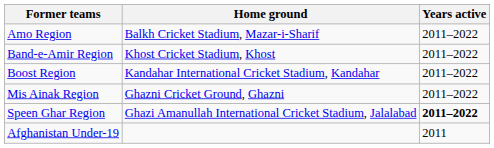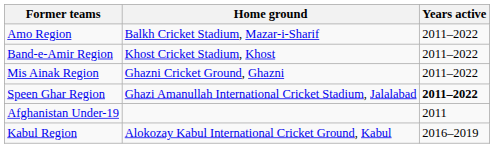- row: (41, 73)
+ row: (42, 133)
